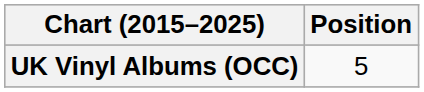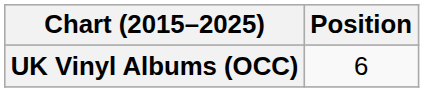(361, 65) 5 -> (361, 65) 6
